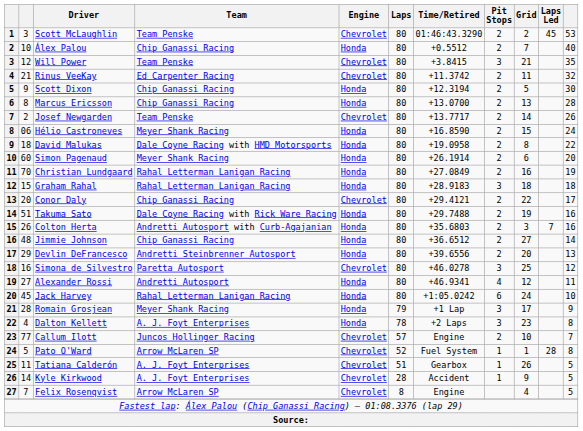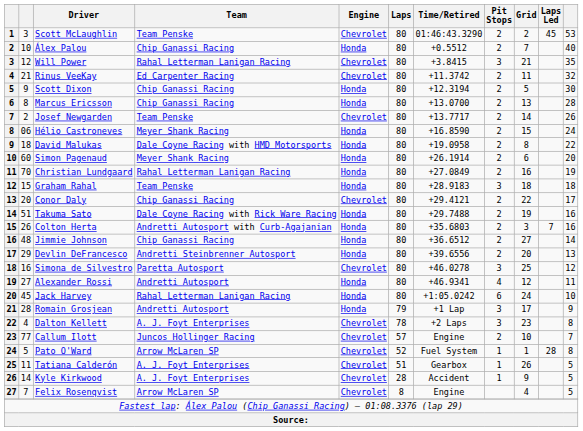(165, 62) Team Penske -> (214, 62) Rahal Letterman Lanigan Racing
(214, 186) Rahal Letterman Lanigan Racing -> (165, 186) Team Penske
(183, 310) Meyer Shank Racing -> (183, 310) Andretti Autosport
(354, 324) Honda -> (364, 324) Chevrolet
